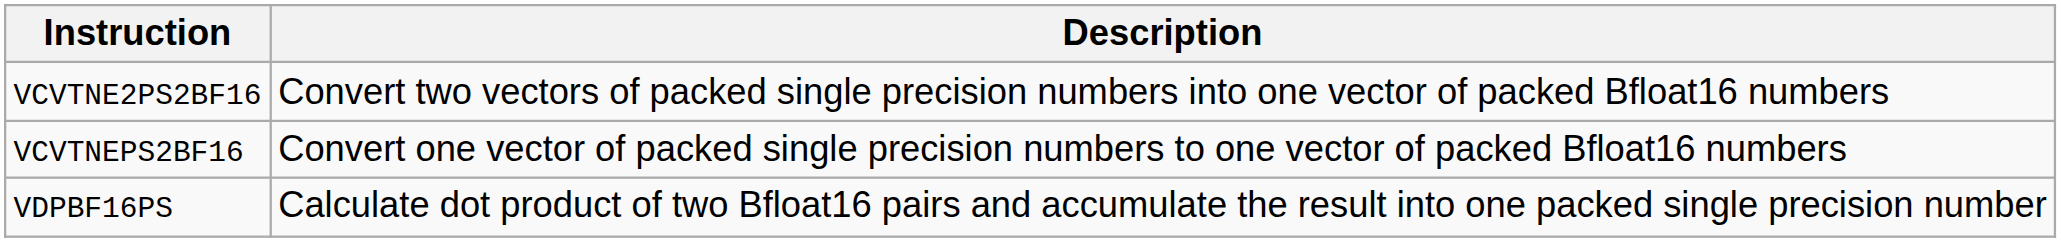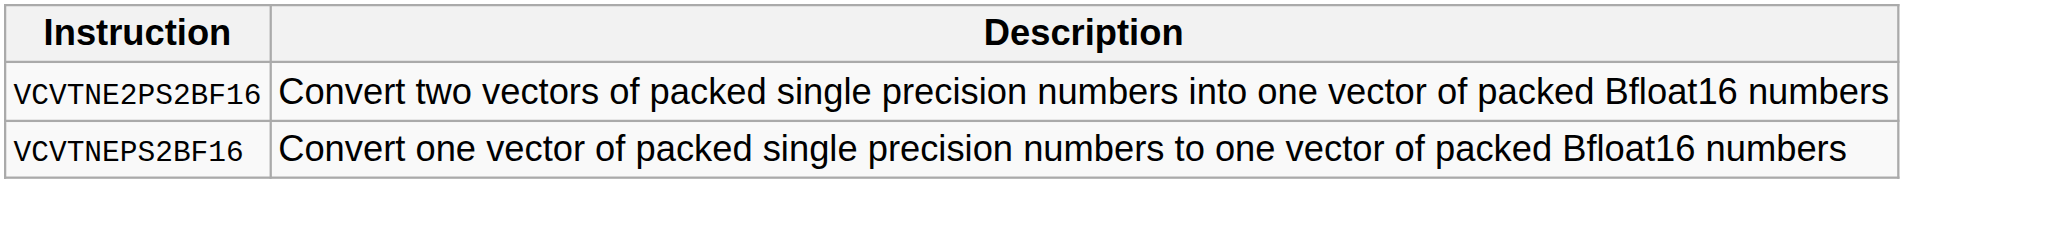- row: (93, 210)
